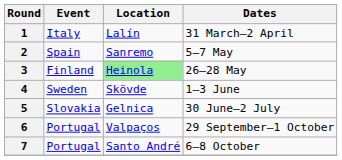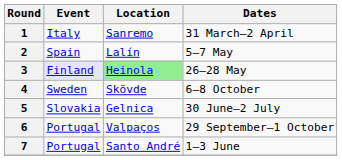(123, 32) Lalín -> (130, 32) Sanremo
(130, 51) Sanremo -> (123, 51) Lalín
(70, 70) no background -> (70, 70) lavender background
(213, 89) 1–3 June -> (223, 89) 6–8 October
(223, 146) 6–8 October -> (213, 146) 1–3 June
